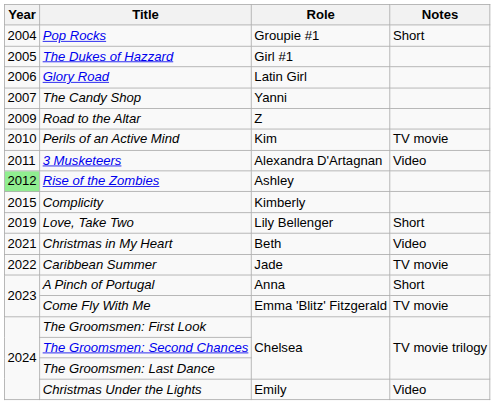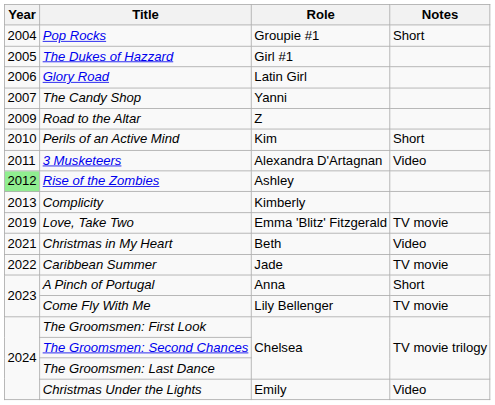(421, 139) TV movie -> (409, 139) Short
(22, 202) 2015 -> (22, 202) 2013
(294, 222) Lily Bellenger -> (321, 222) Emma 'Blitz' Fitzgerald
(409, 222) Short -> (421, 222) TV movie
(321, 306) Emma 'Blitz' Fitzgerald -> (294, 306) Lily Bellenger
